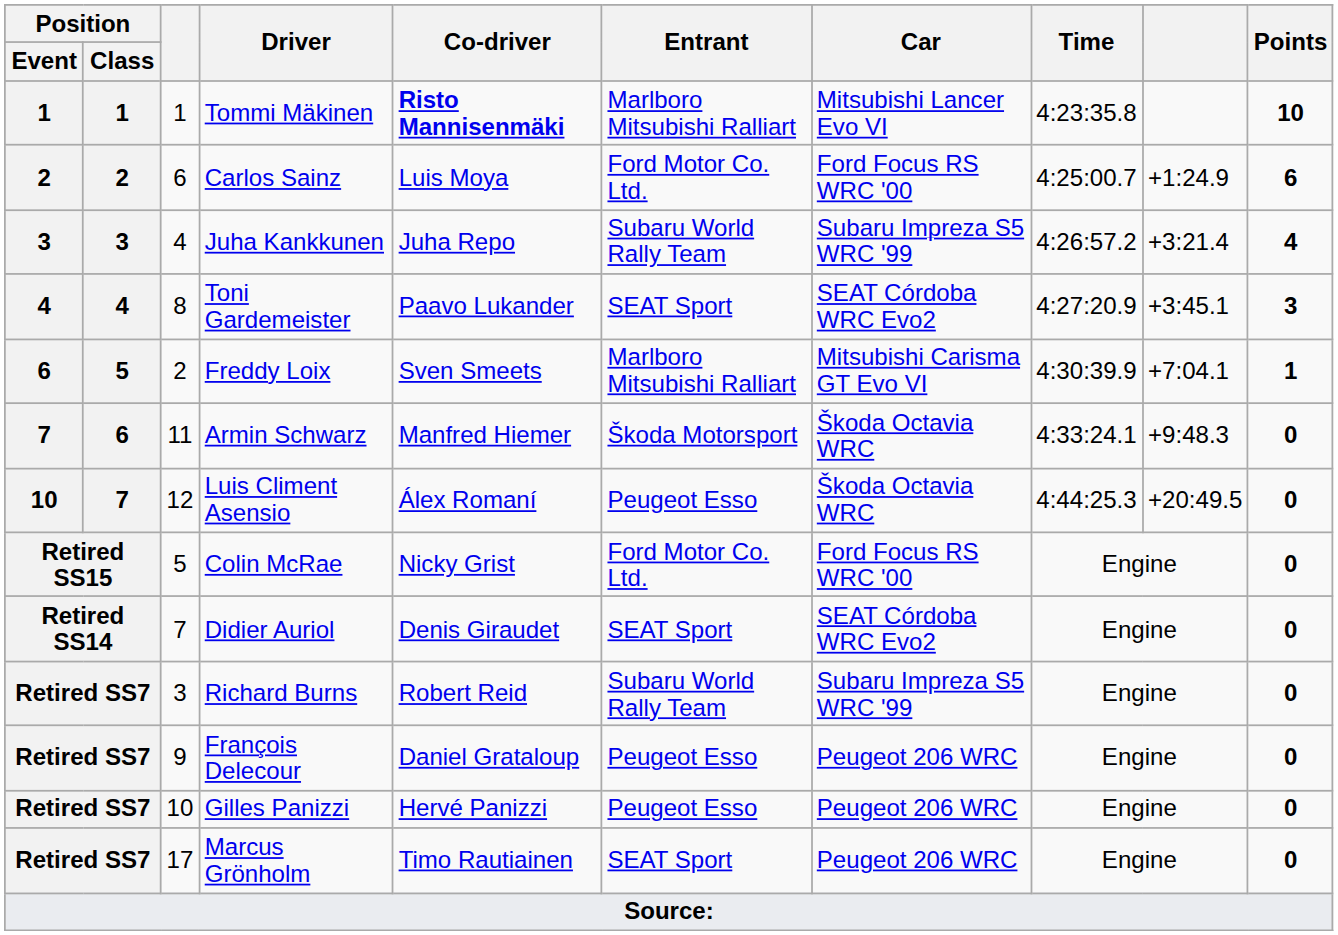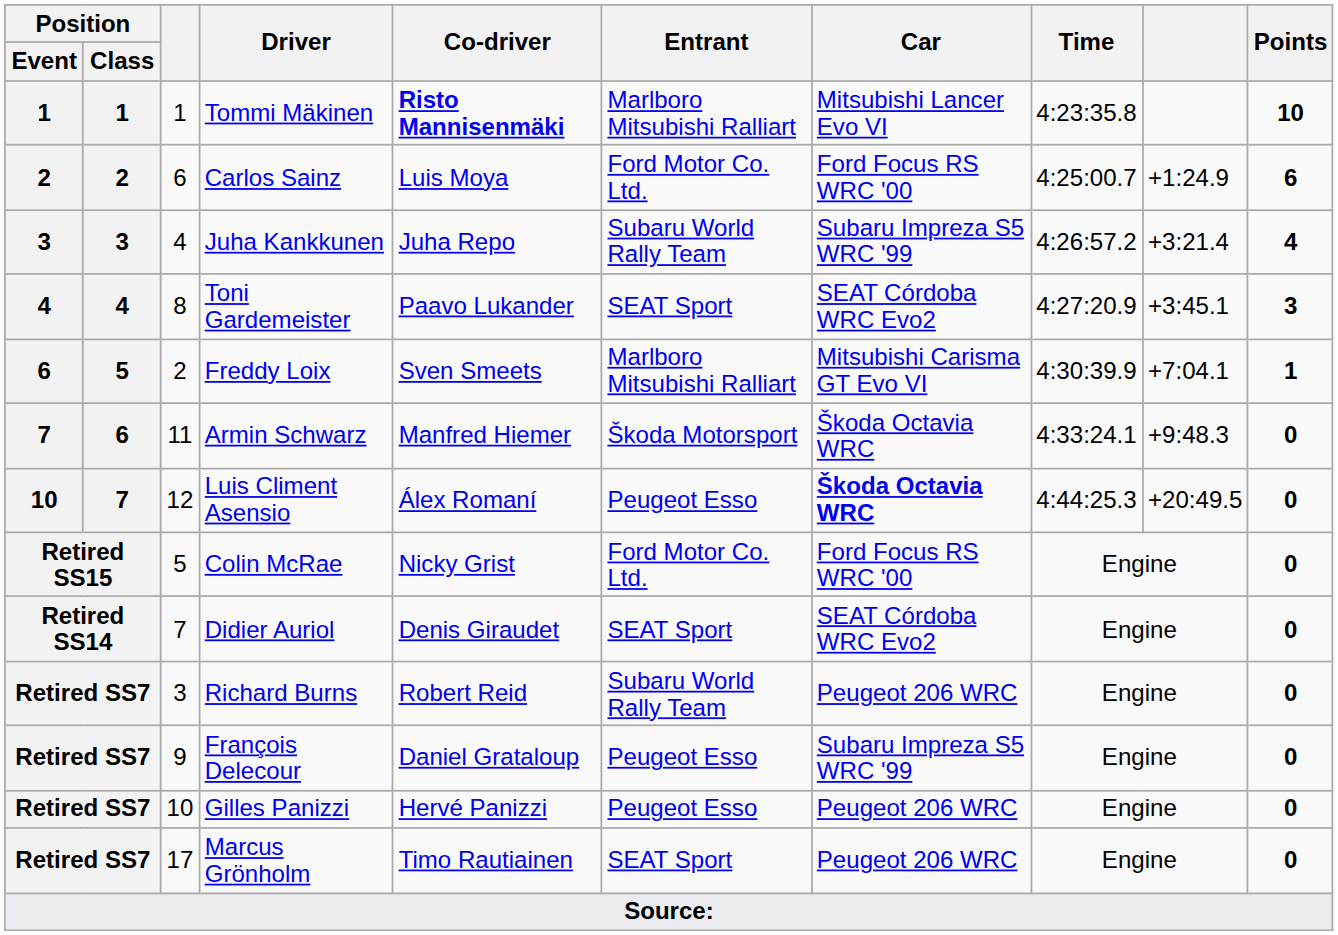(895, 500) normal -> (900, 500) bold
(920, 693) Subaru Impreza S5 WRC '99 -> (917, 693) Peugeot 206 WRC
(917, 758) Peugeot 206 WRC -> (920, 758) Subaru Impreza S5 WRC '99
